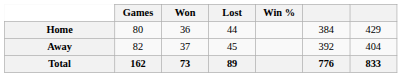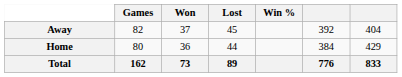rows swapped: (60, 30) <-> (60, 47)
